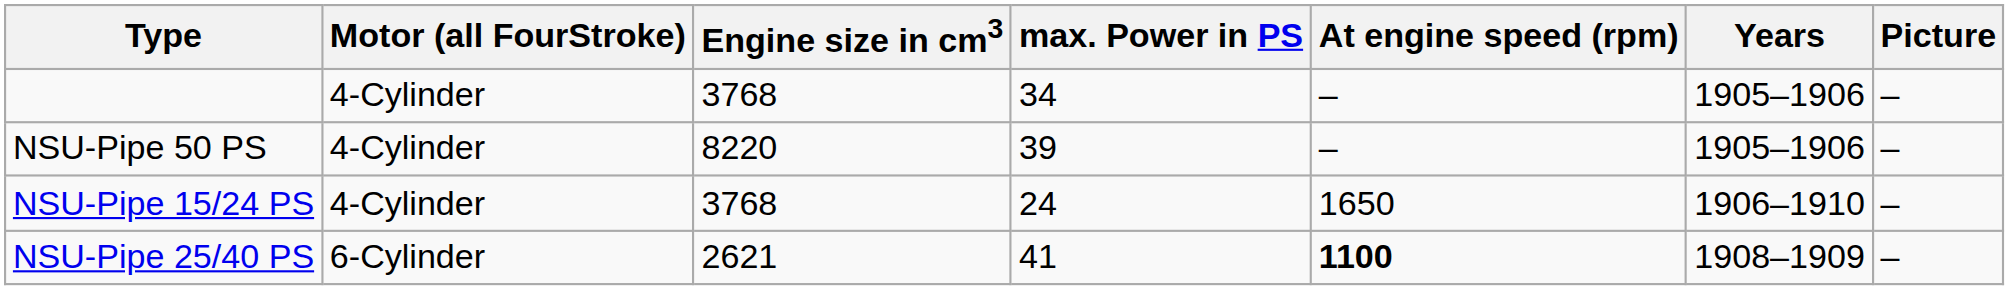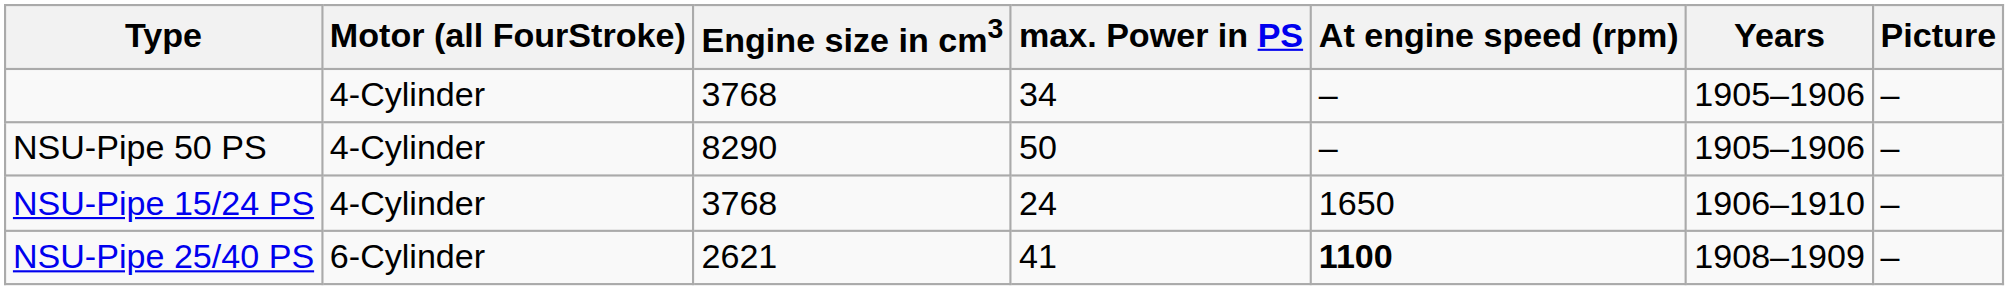(739, 148) 8220 -> (739, 148) 8290
(1038, 148) 39 -> (1038, 148) 50
